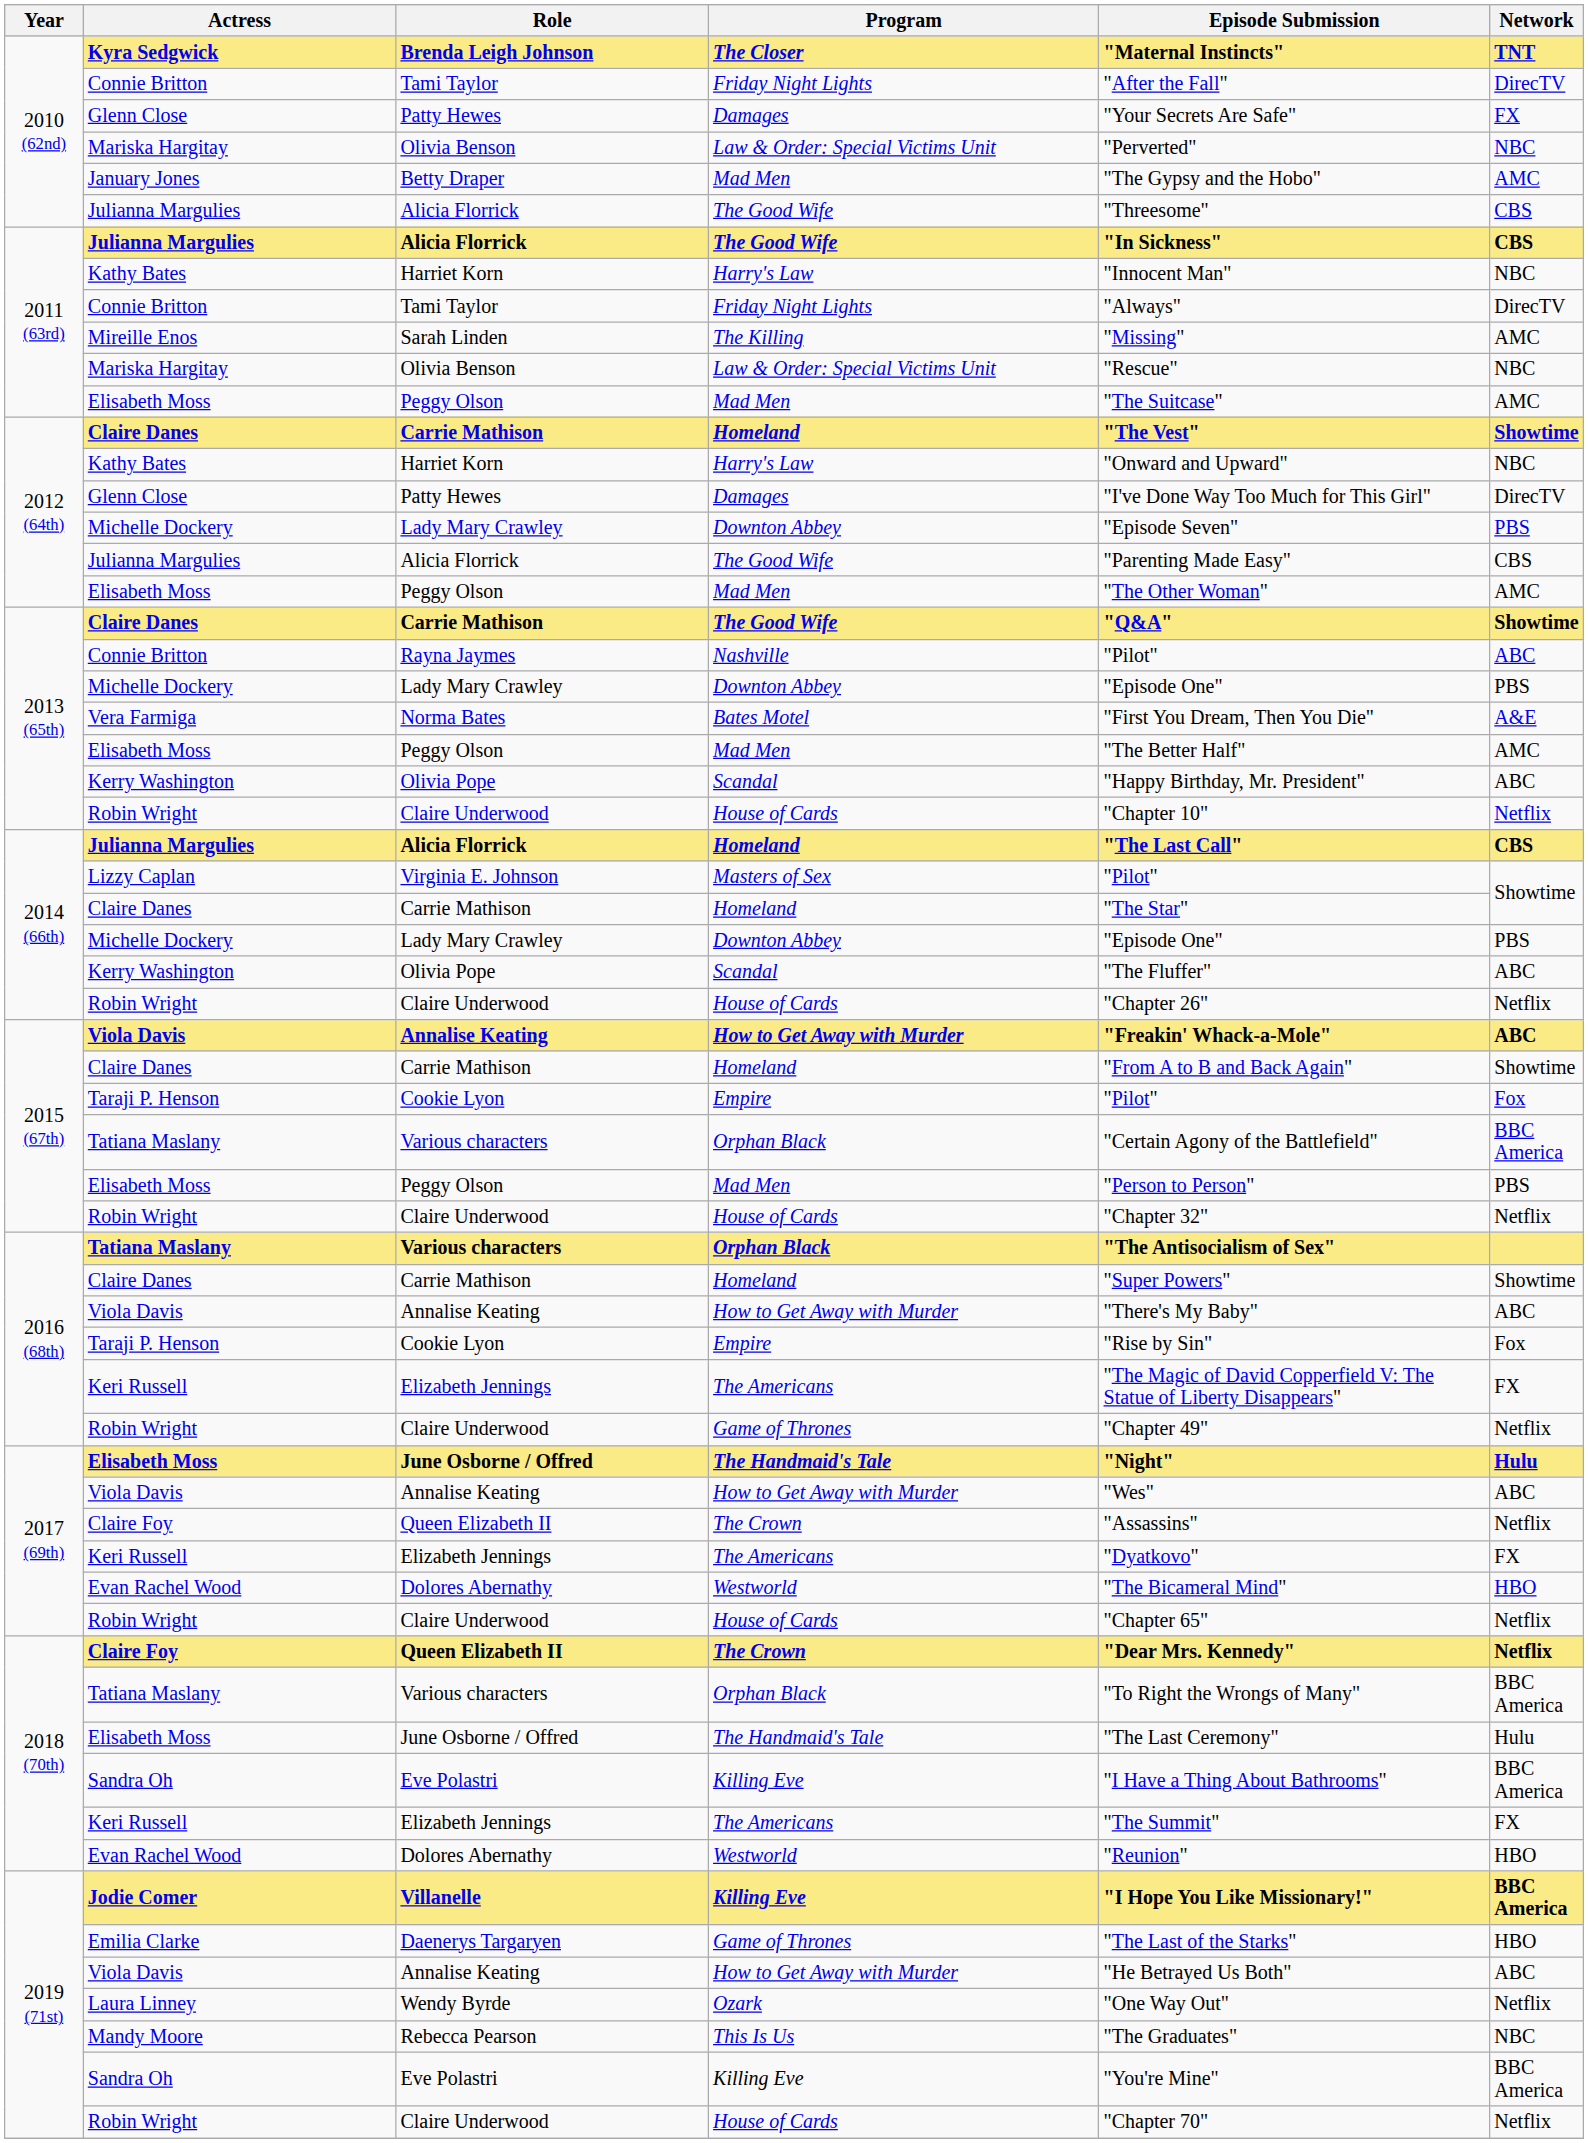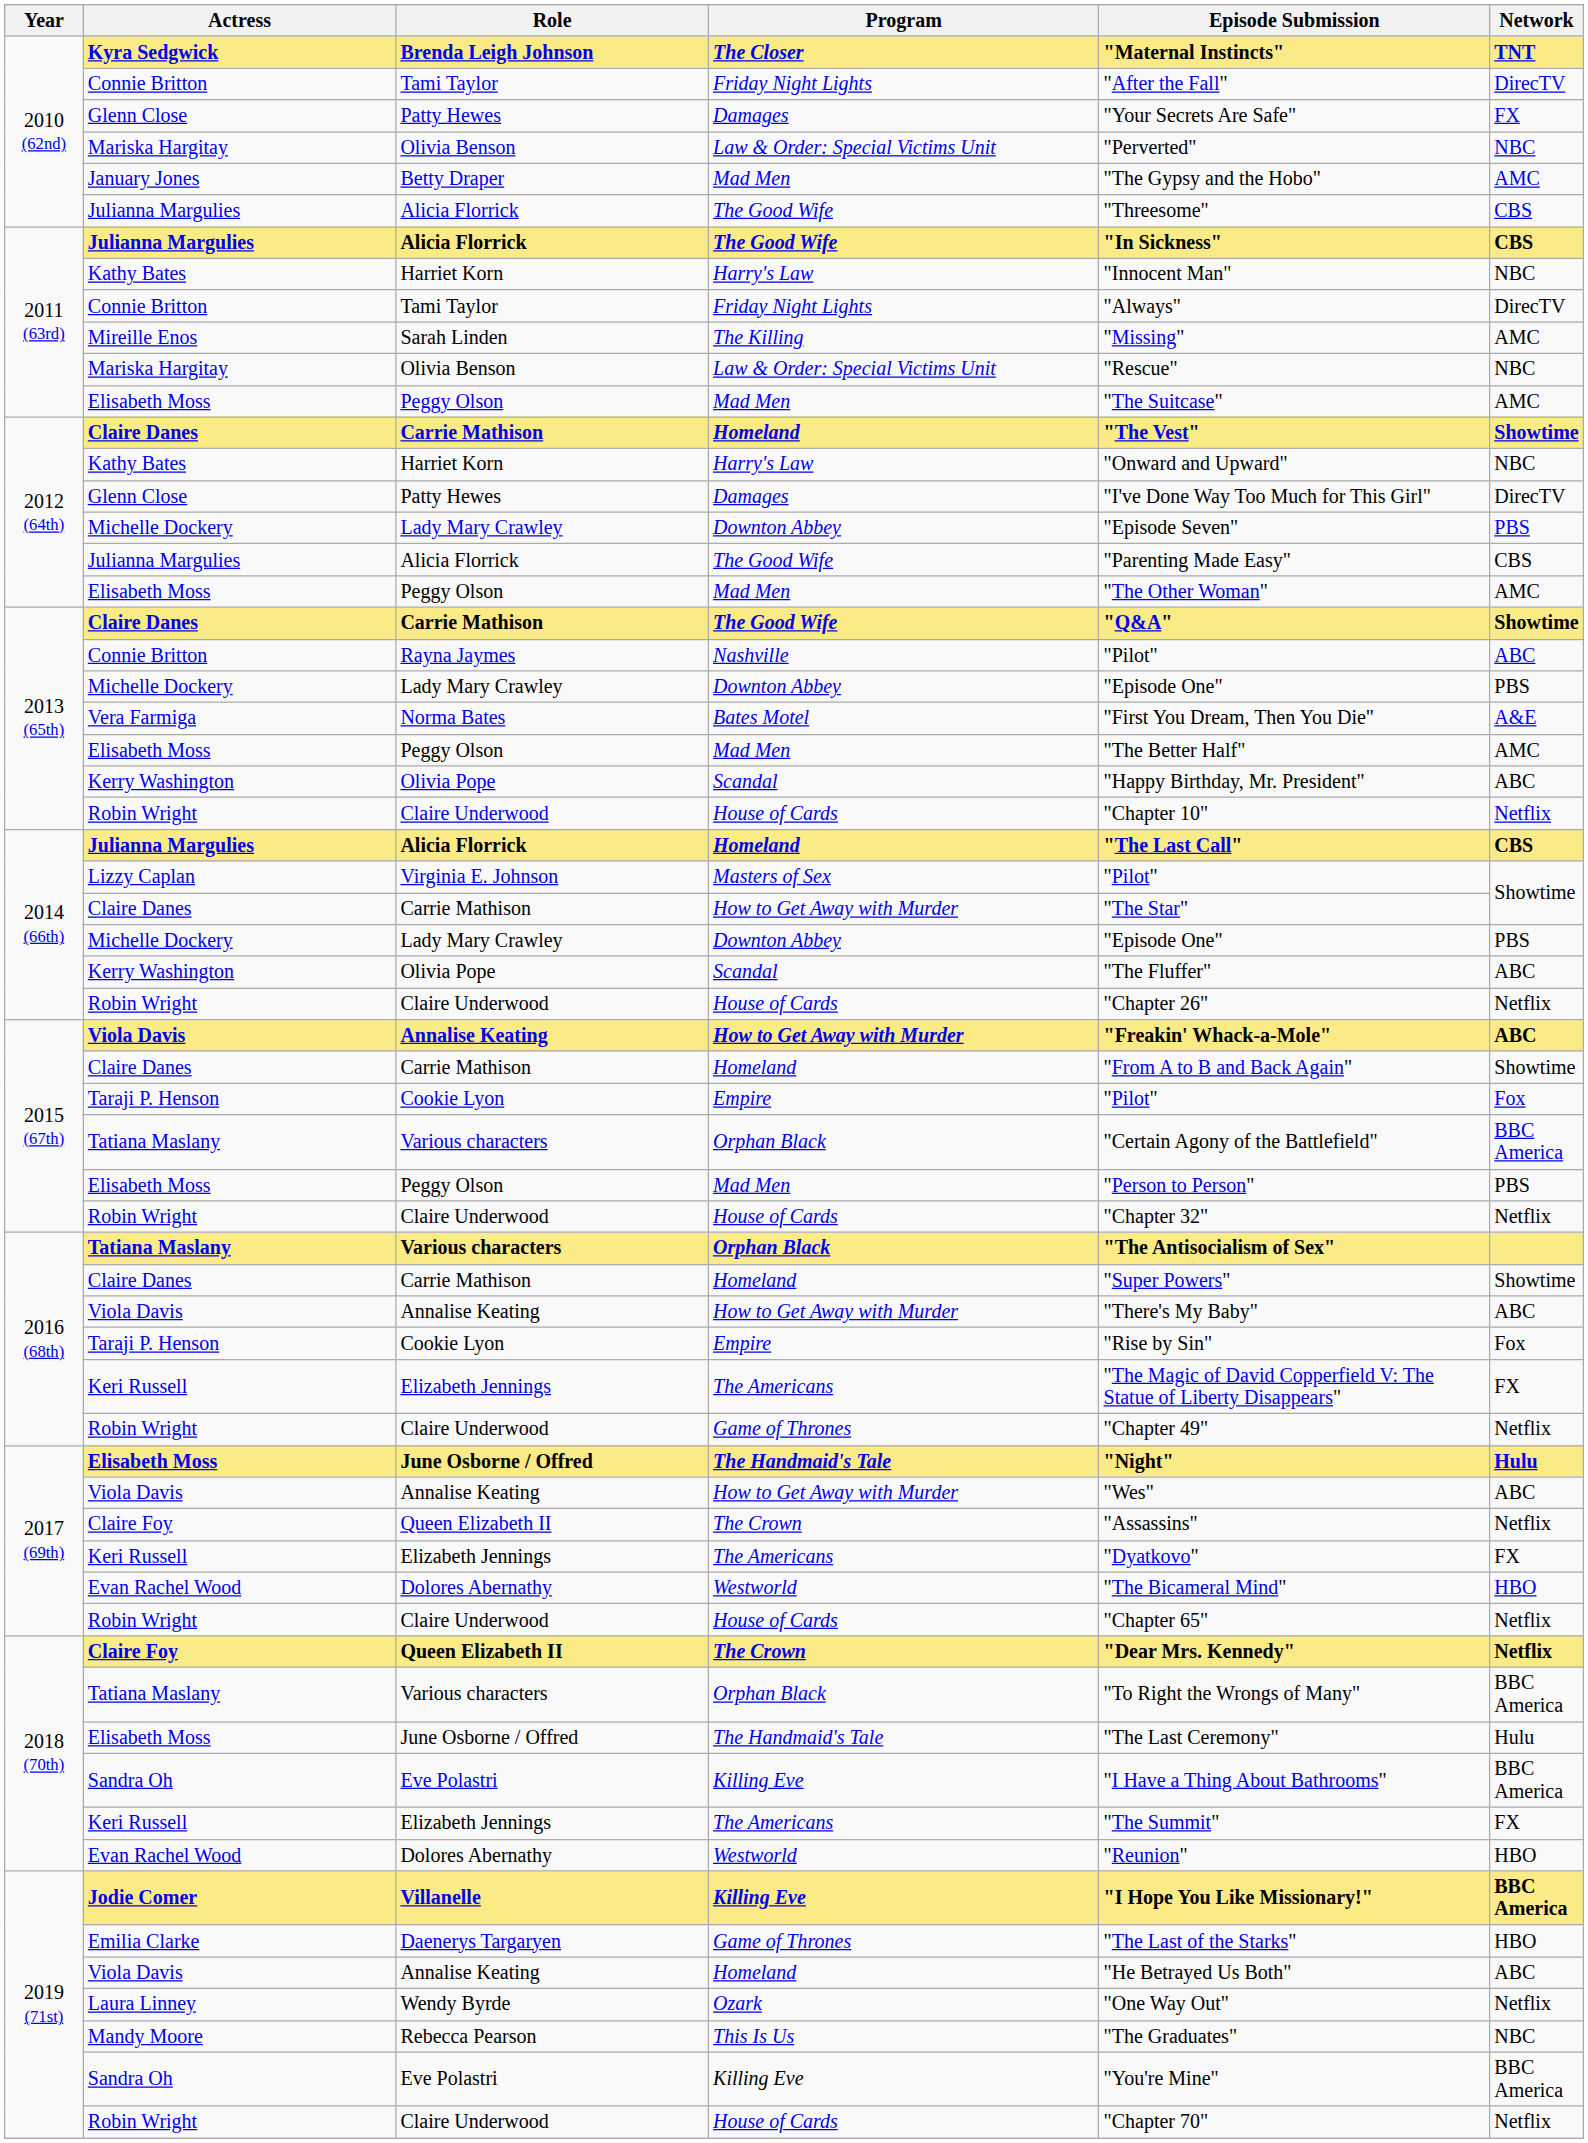(755, 908) Homeland -> (836, 908) How to Get Away with Murder
(836, 1972) How to Get Away with Murder -> (755, 1972) Homeland
